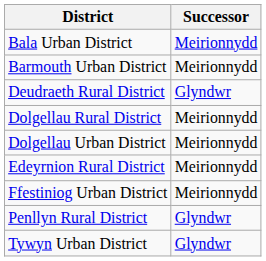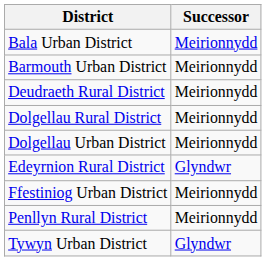(203, 92) Glyndwr -> (216, 92) Meirionnydd
(216, 167) Meirionnydd -> (203, 167) Glyndwr
(203, 218) Glyndwr -> (216, 218) Meirionnydd
